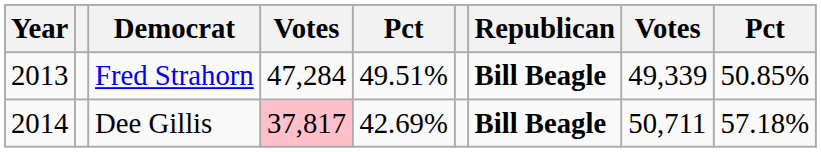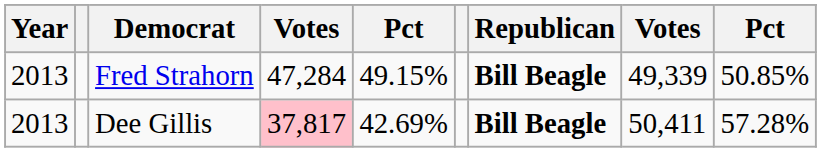(404, 75) 49.51% -> (404, 75) 49.15%
(40, 122) 2014 -> (40, 122) 2013
(667, 122) 50,711 -> (667, 122) 50,411
(765, 122) 57.18% -> (765, 122) 57.28%
